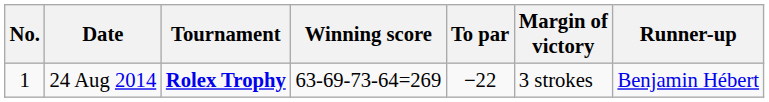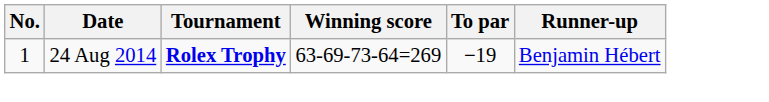- column: (563, 33)
(480, 80) −22 -> (480, 55) −19
